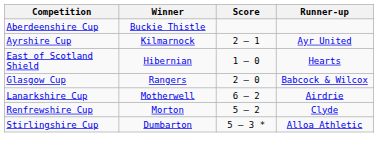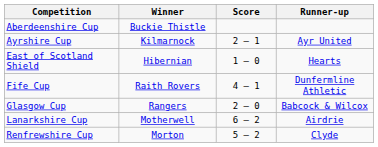+ row: (28, 86)
- row: (52, 124)
